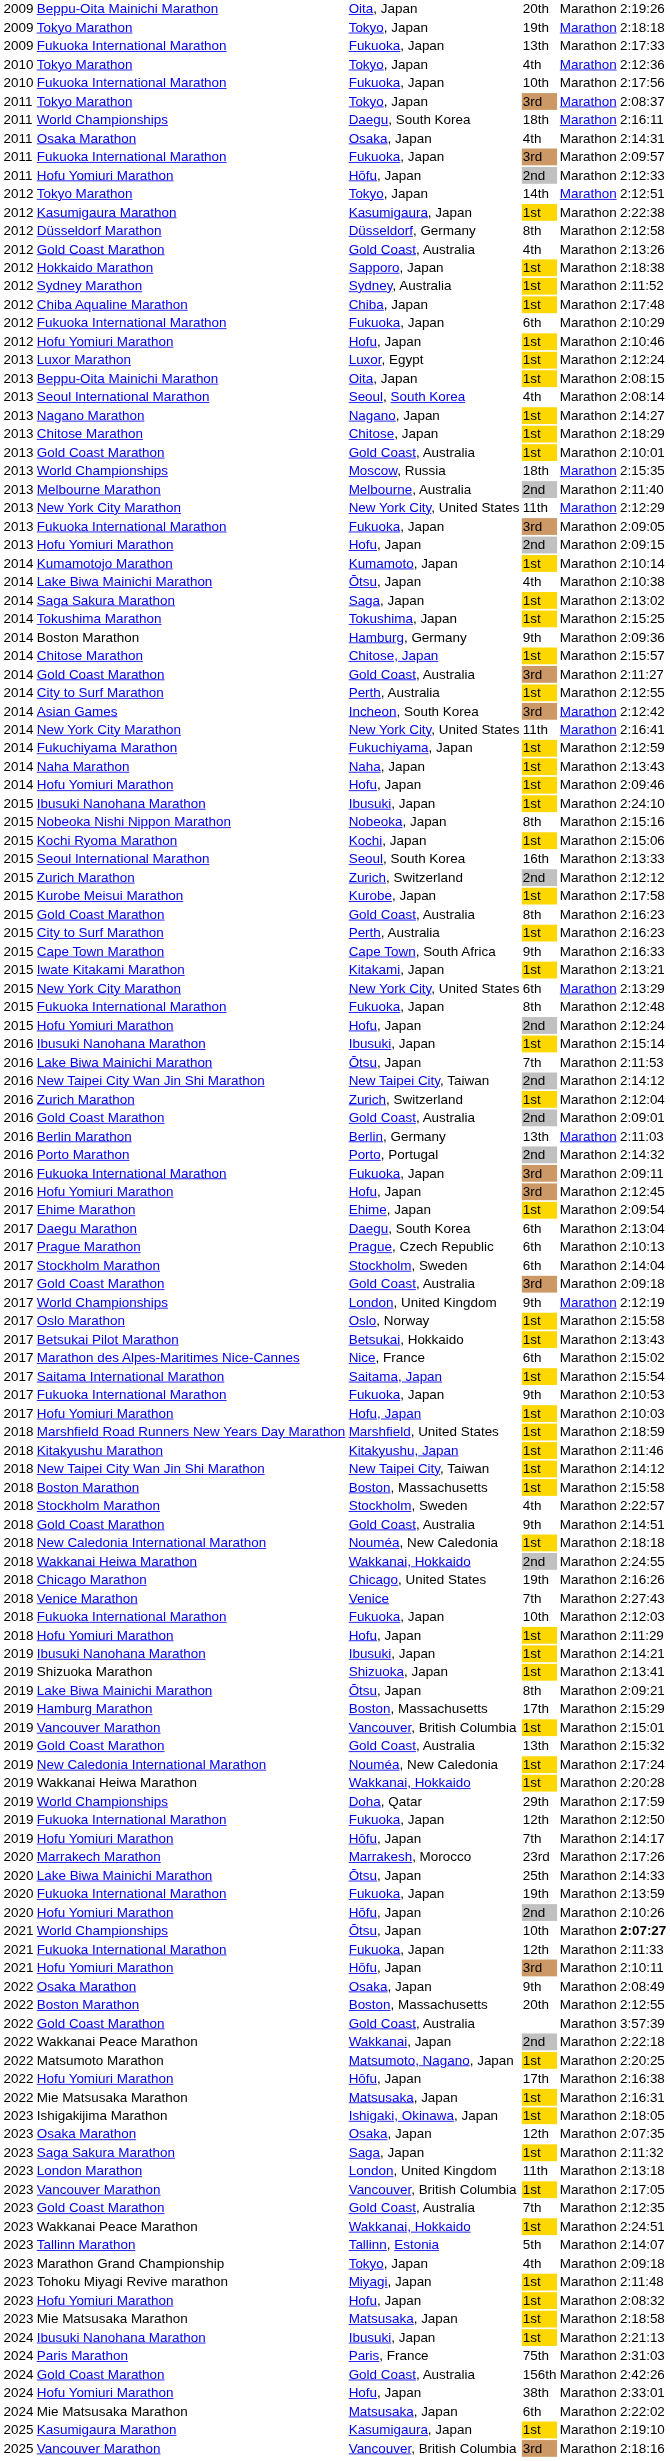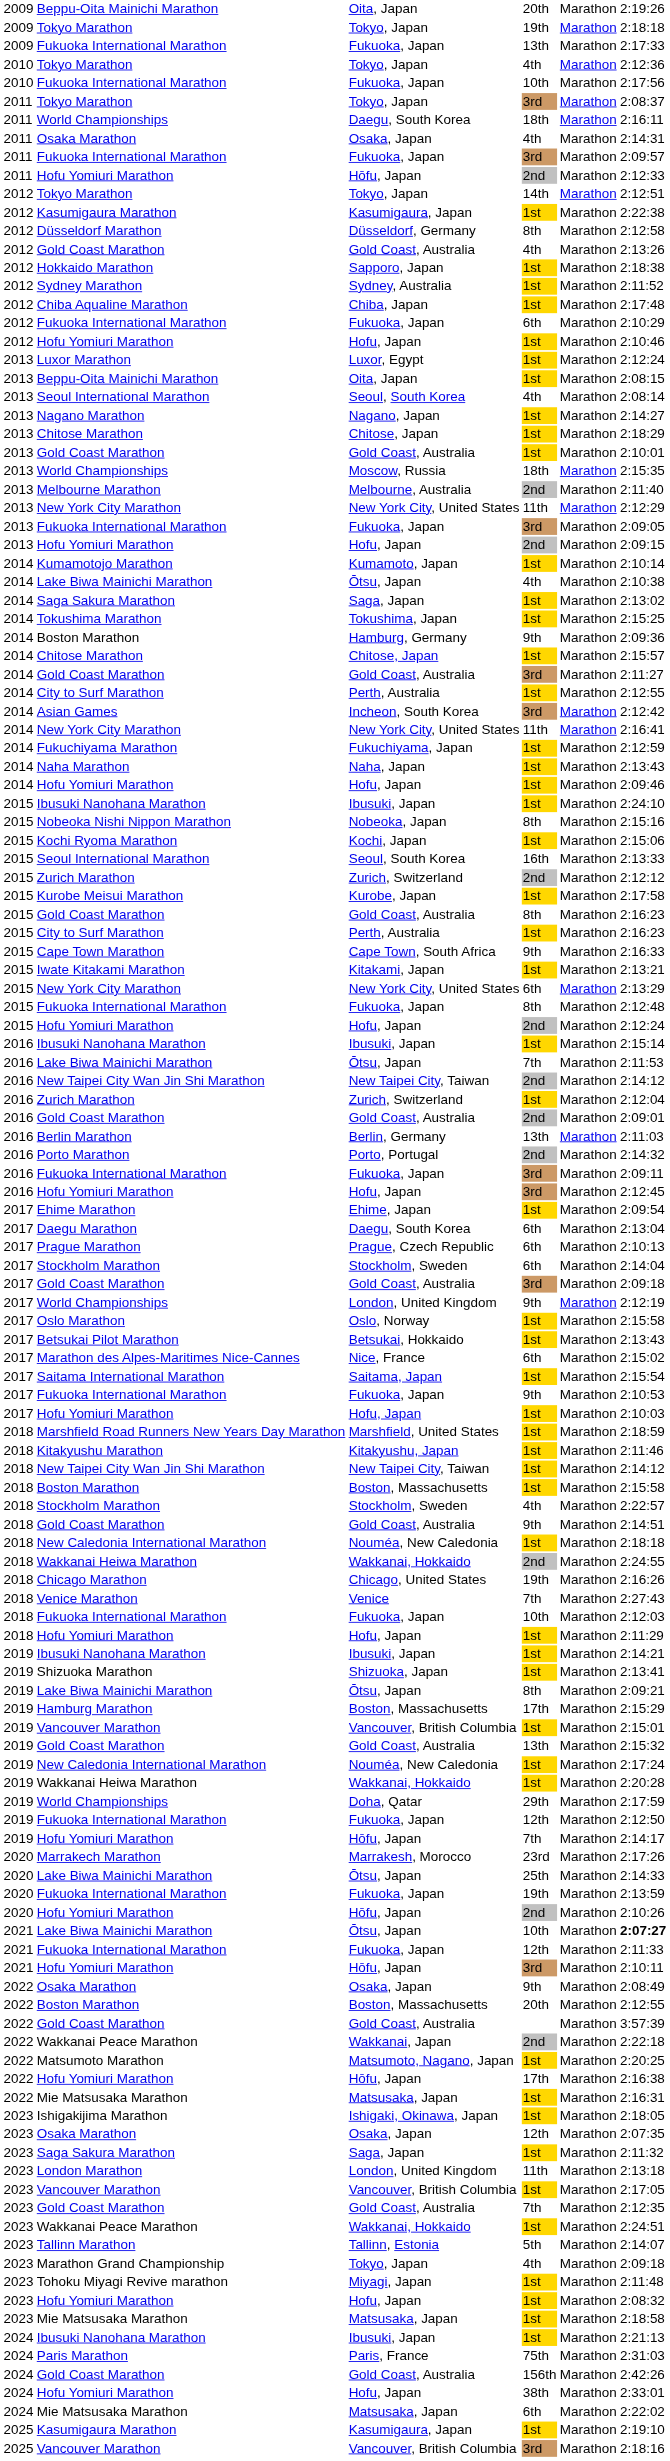(102, 1931) World Championships -> (125, 1931) Lake Biwa Mainichi Marathon
